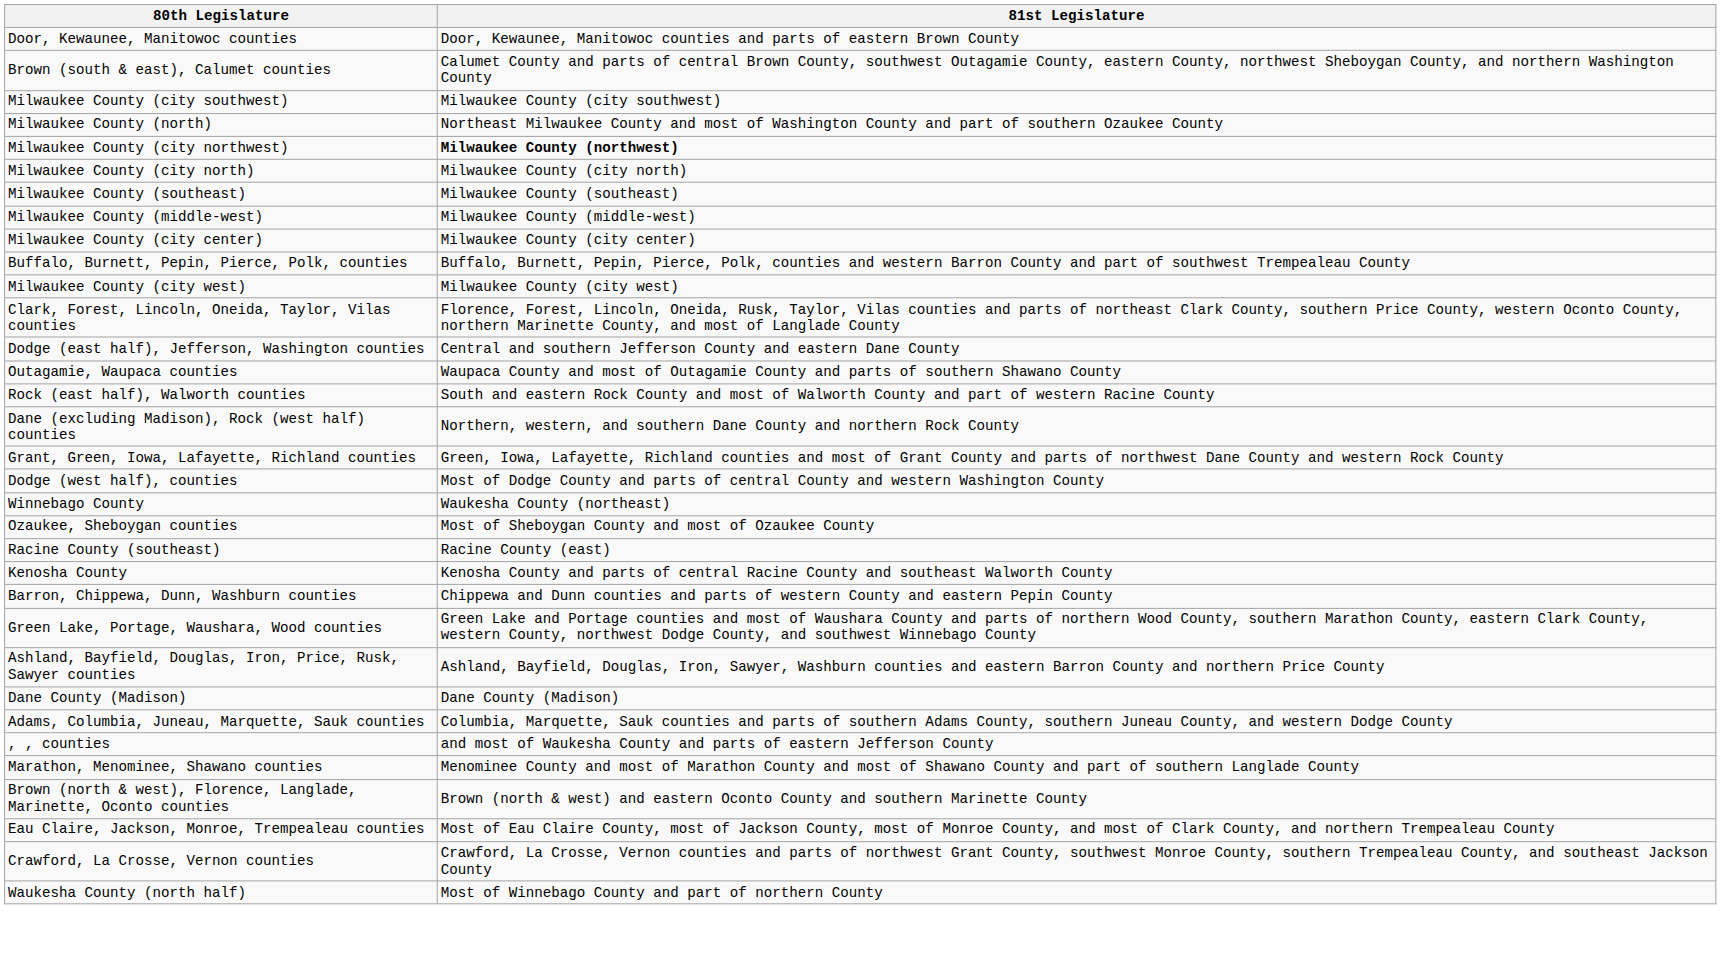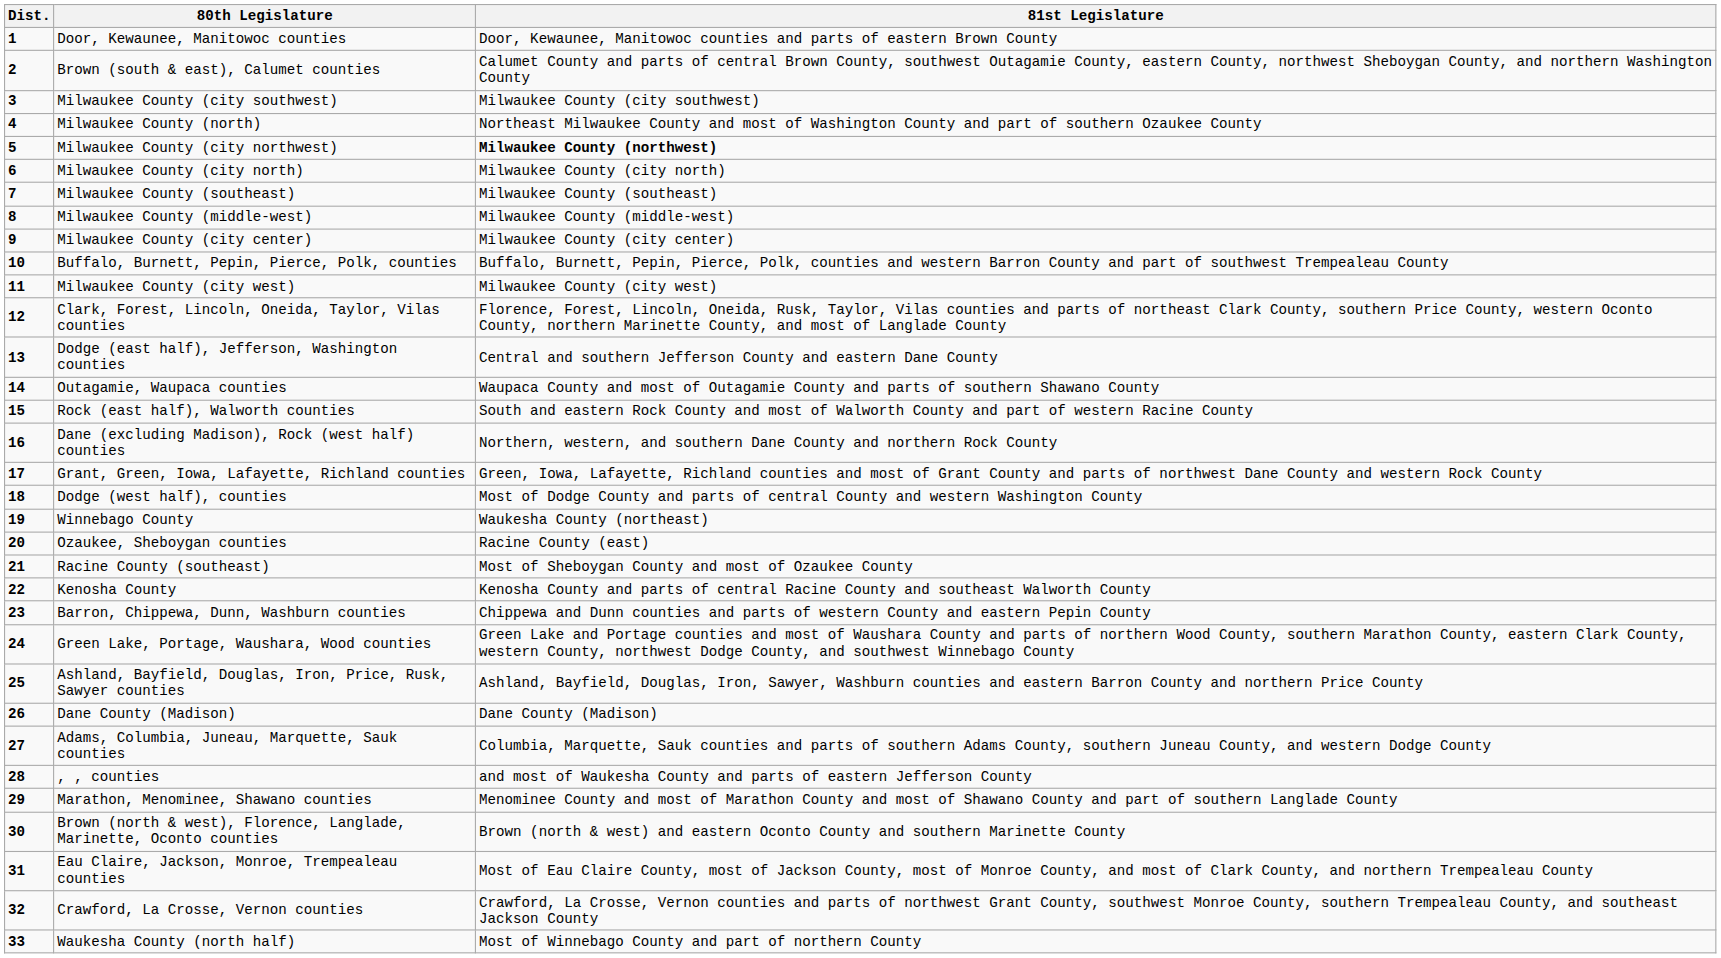+ column: (29, 16)
(658, 527) Most of Sheboygan County and most of Ozaukee County -> (564, 543) Racine County (east)
(526, 550) Racine County (east) -> (696, 566) Most of Sheboygan County and most of Ozaukee County
